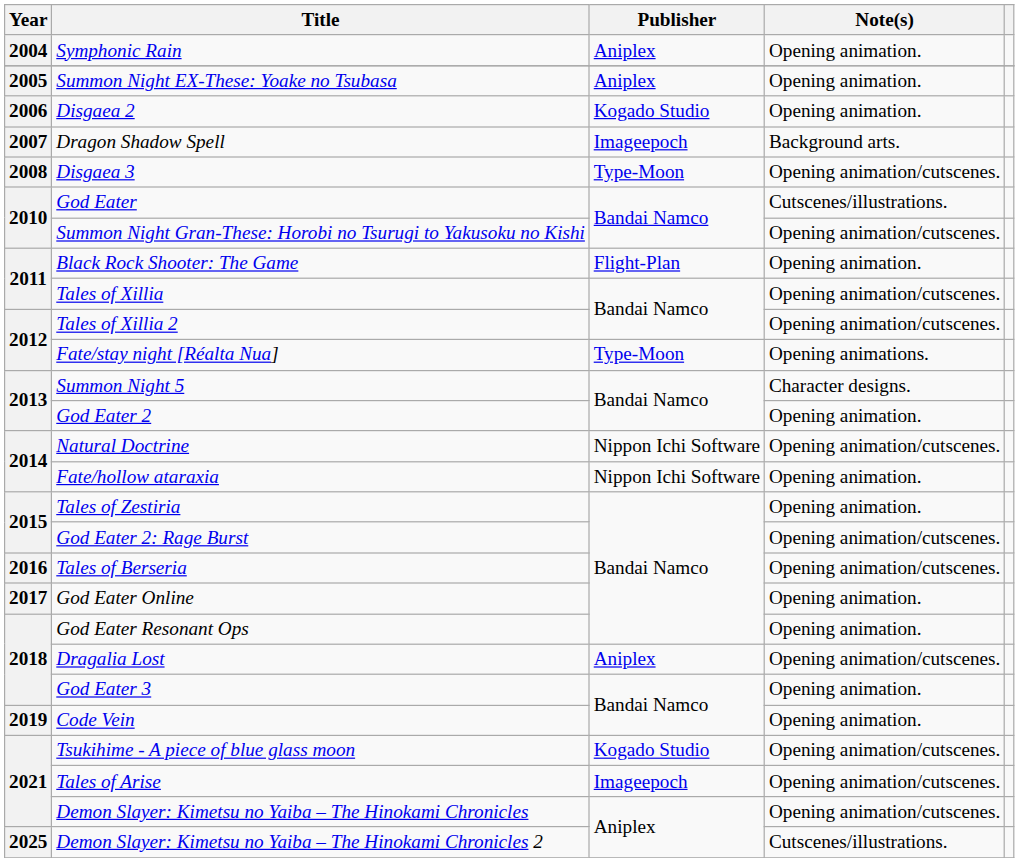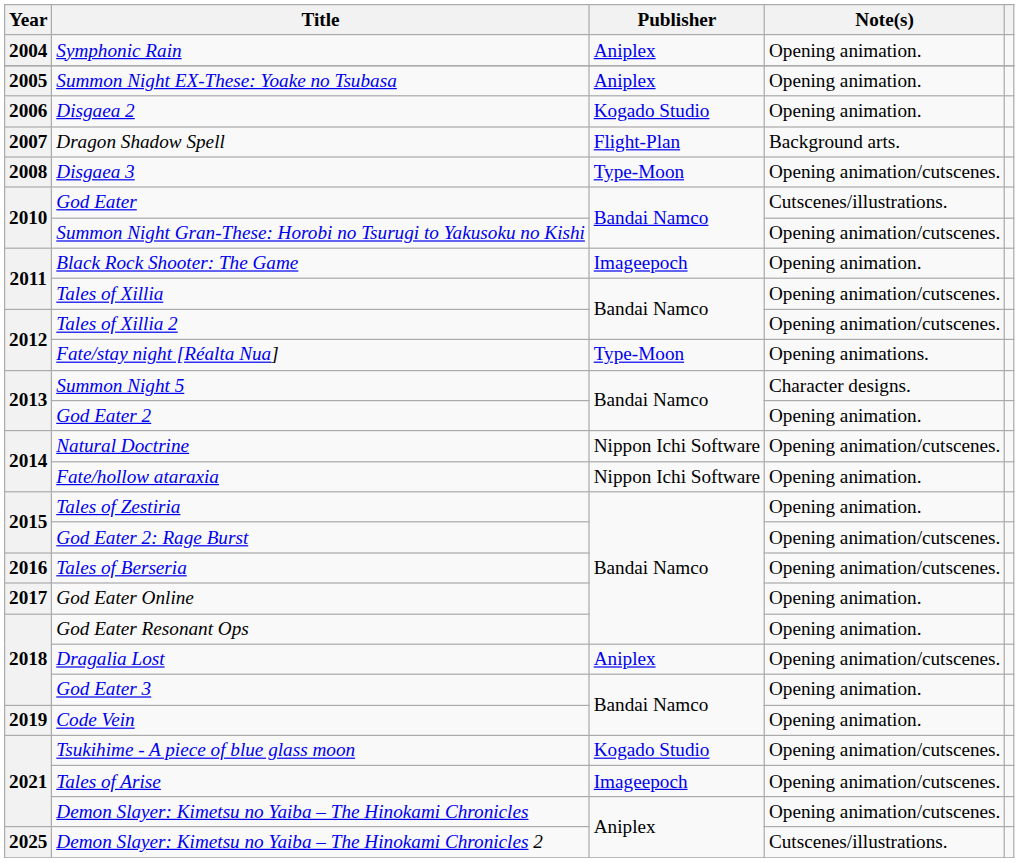(641, 141) Imageepoch -> (637, 141) Flight-Plan
(637, 263) Flight-Plan -> (641, 263) Imageepoch
